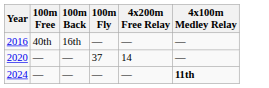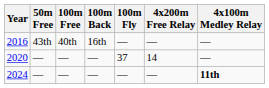+ column: (43, 18)
